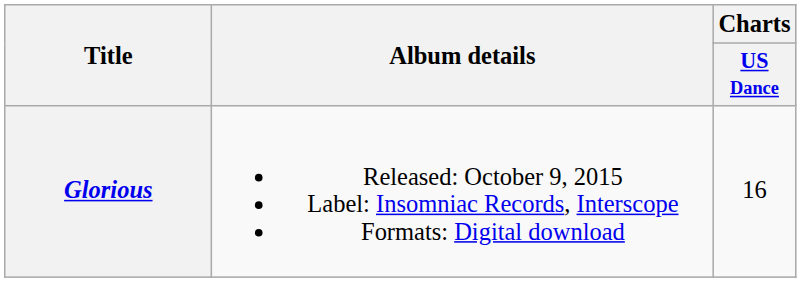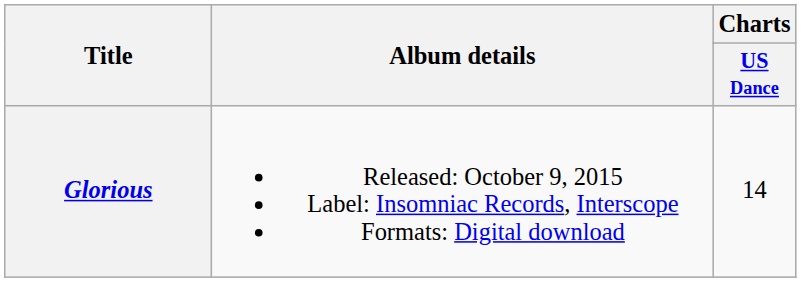(754, 190) 16 -> (754, 190) 14
